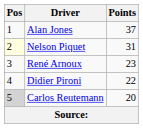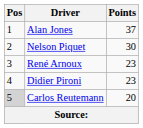(9, 47) lightyellow background -> (9, 47) no background
(131, 47) 31 -> (131, 47) 30
(131, 81) 22 -> (131, 81) 23
